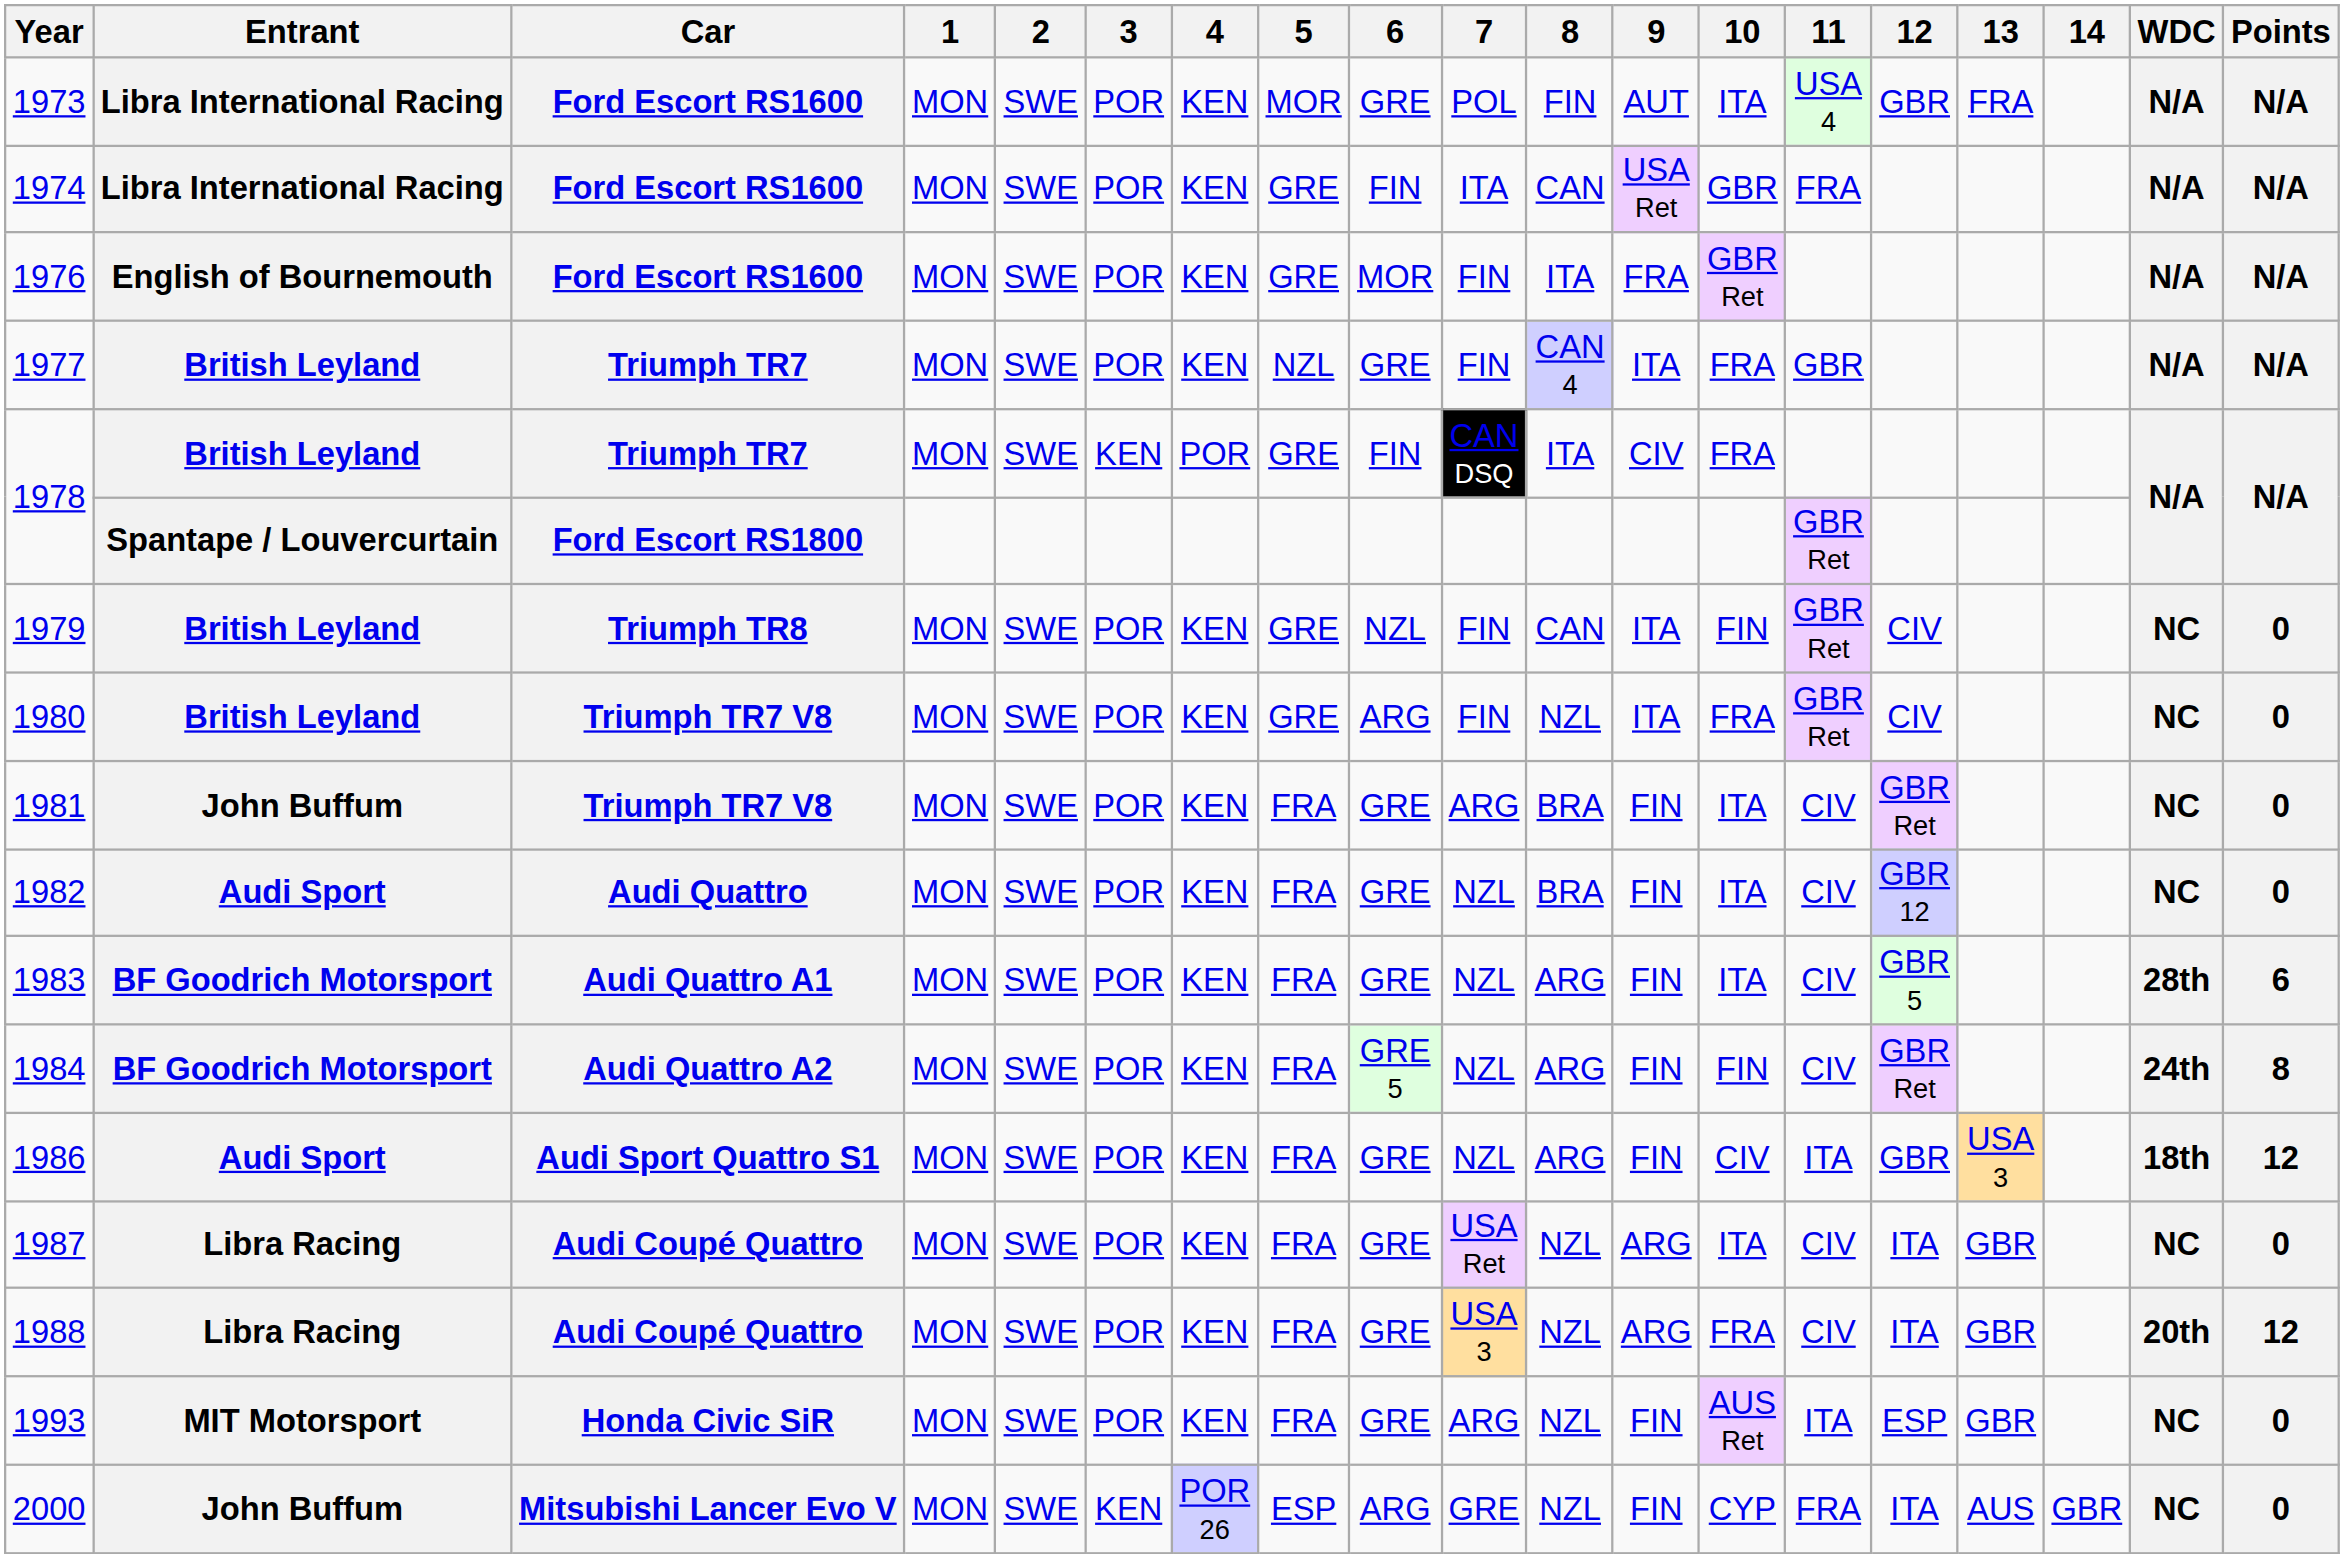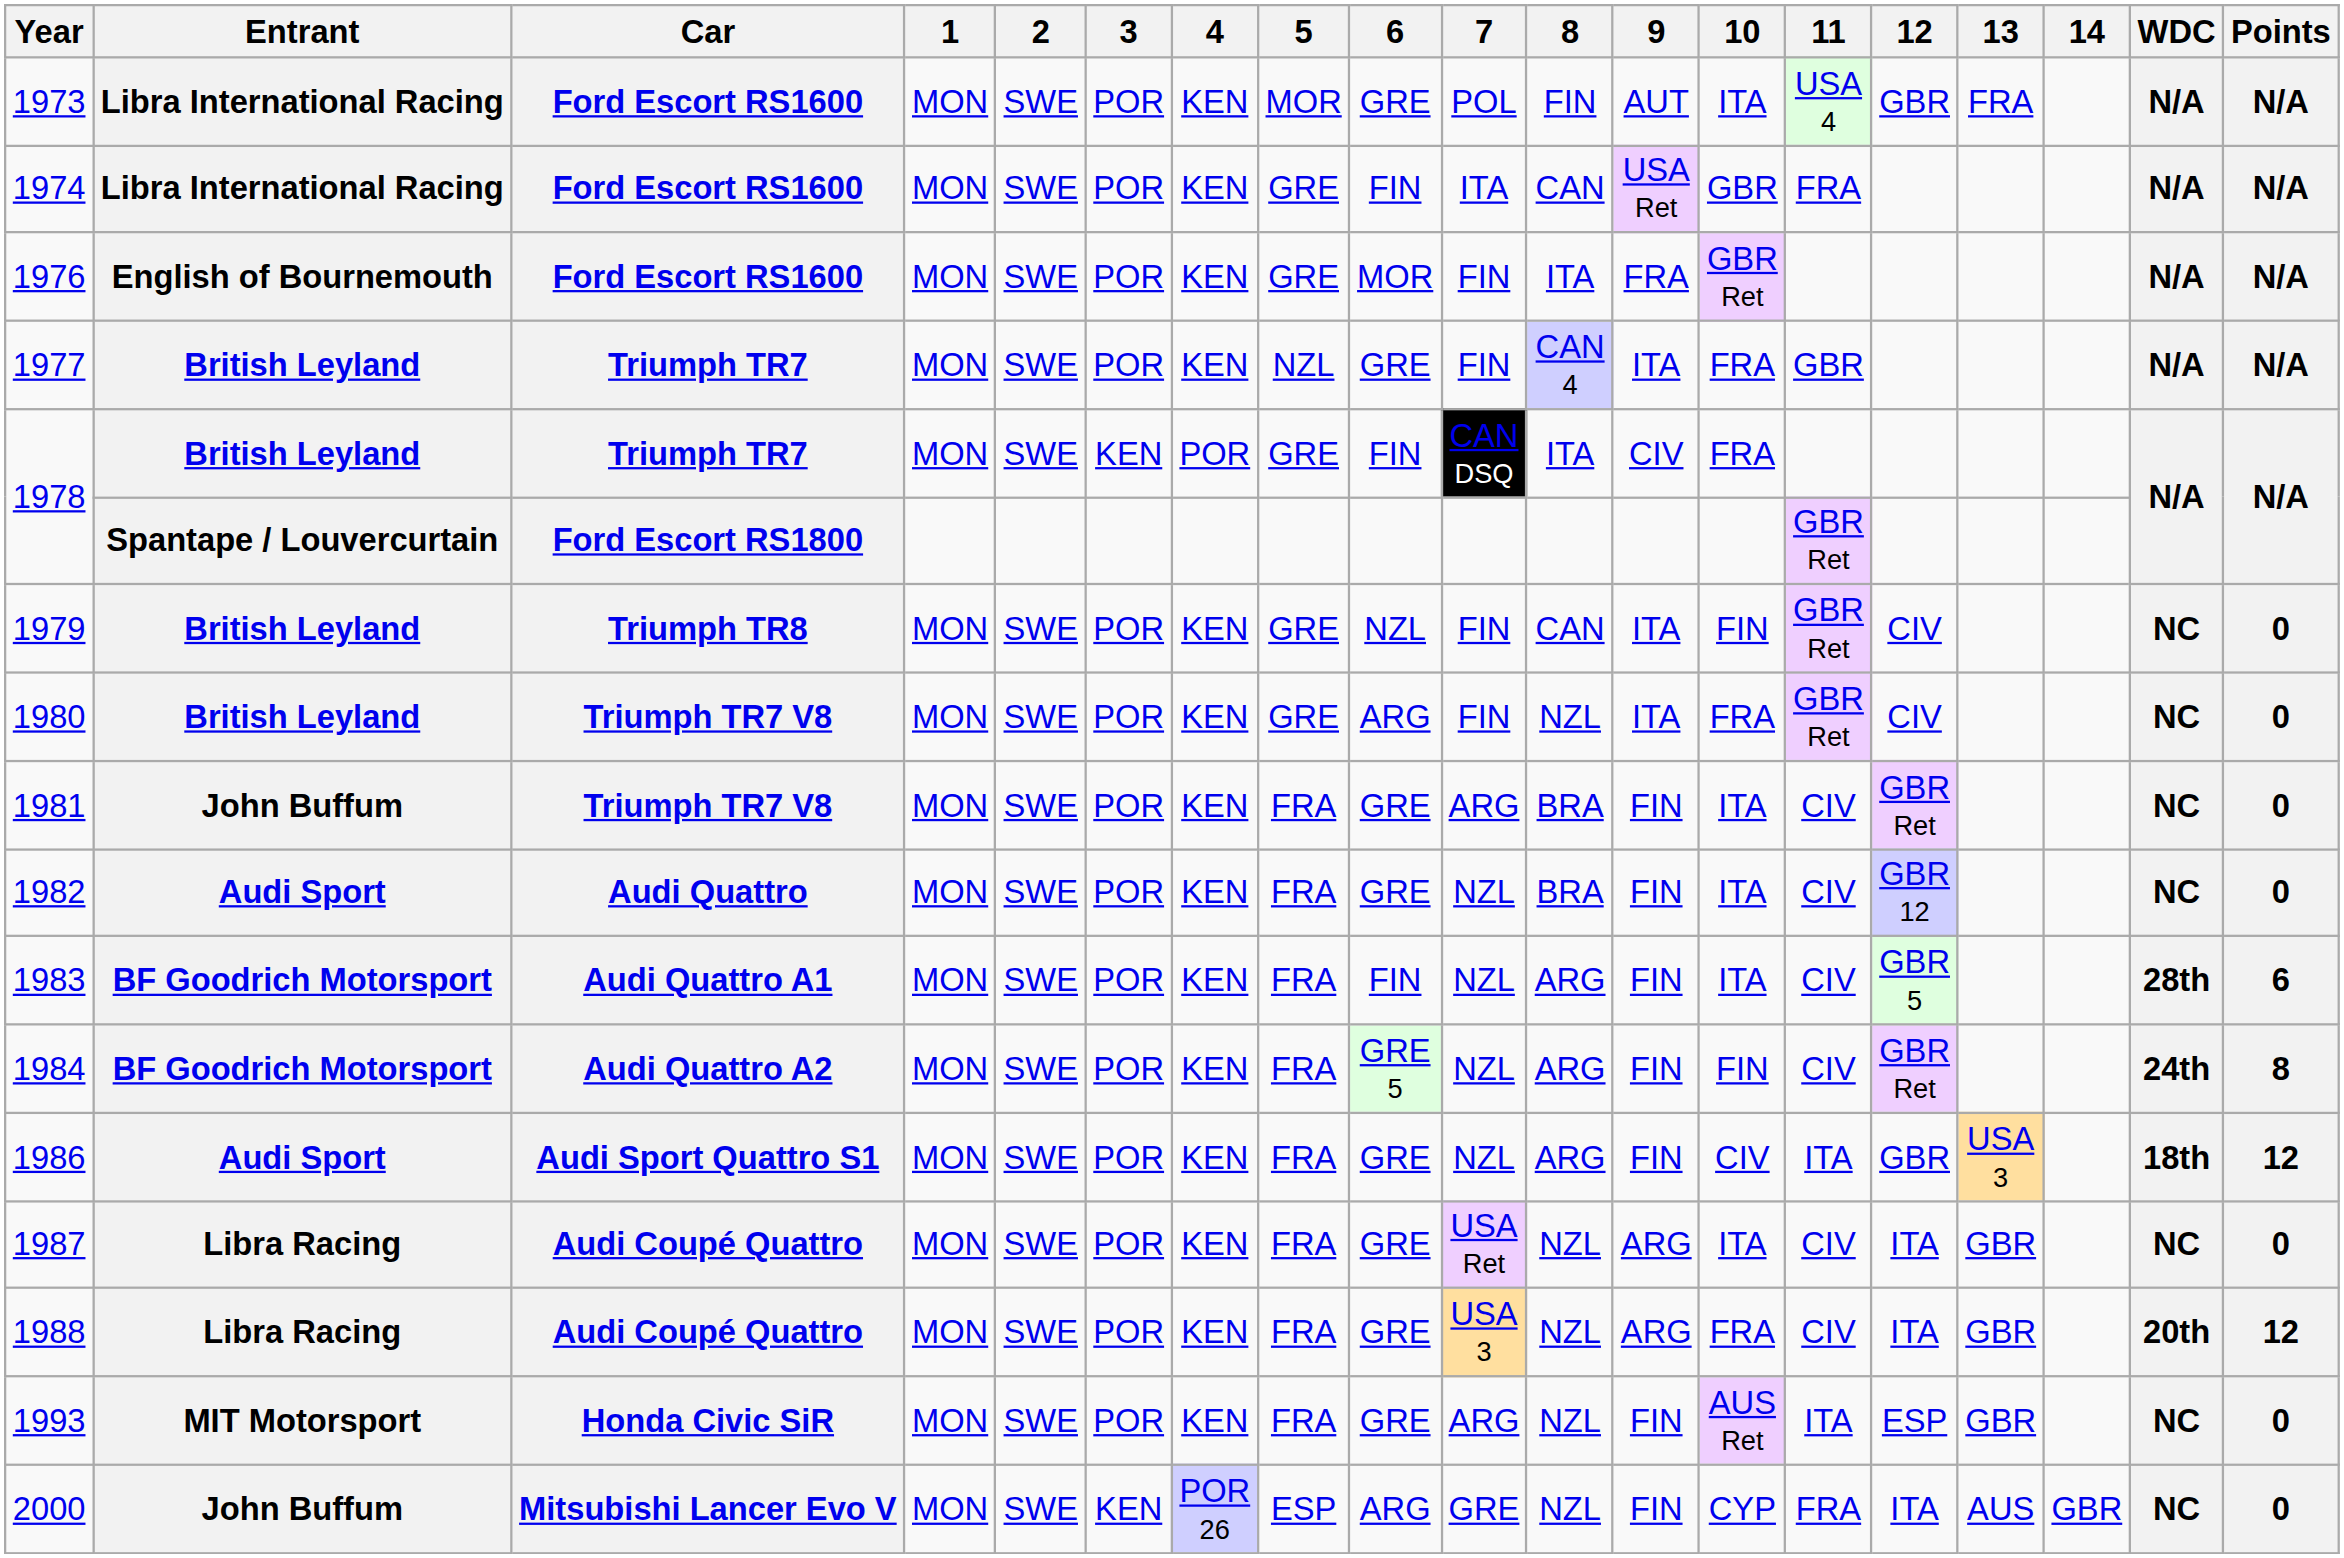(1395, 981) GRE -> (1395, 981) FIN
